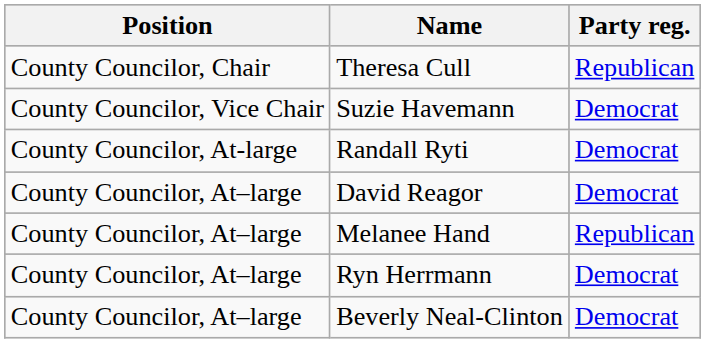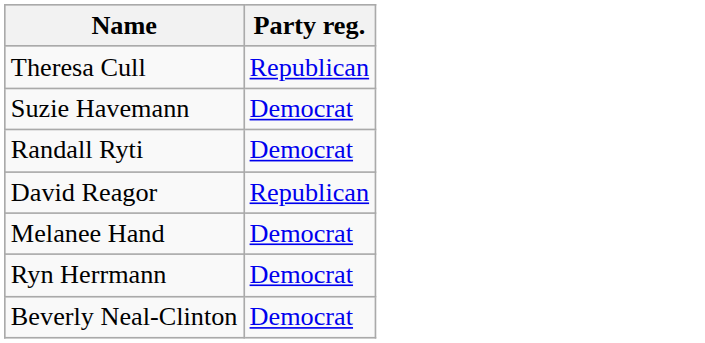- column: (167, 25)
(627, 191) Democrat -> (309, 191) Republican
(635, 233) Republican -> (301, 233) Democrat
